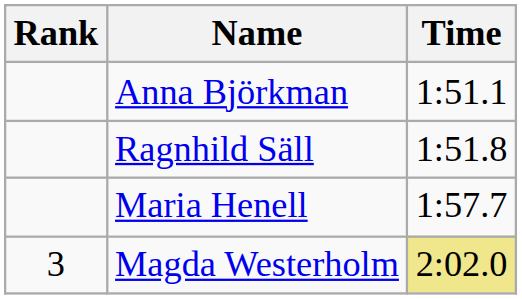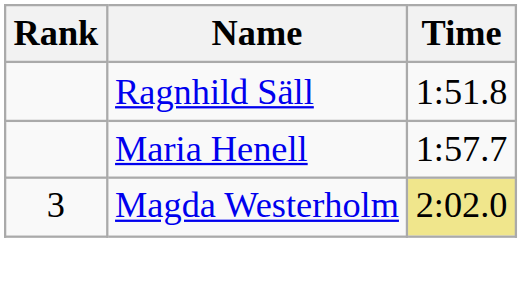- row: (232, 90)
